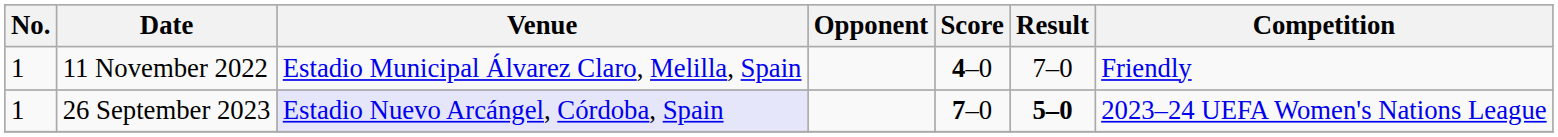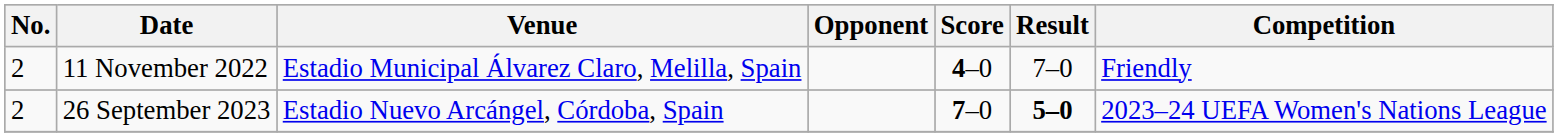(18, 68) 1 -> (18, 68) 2
(18, 110) 1 -> (18, 110) 2
(503, 110) lavender background -> (503, 110) no background
